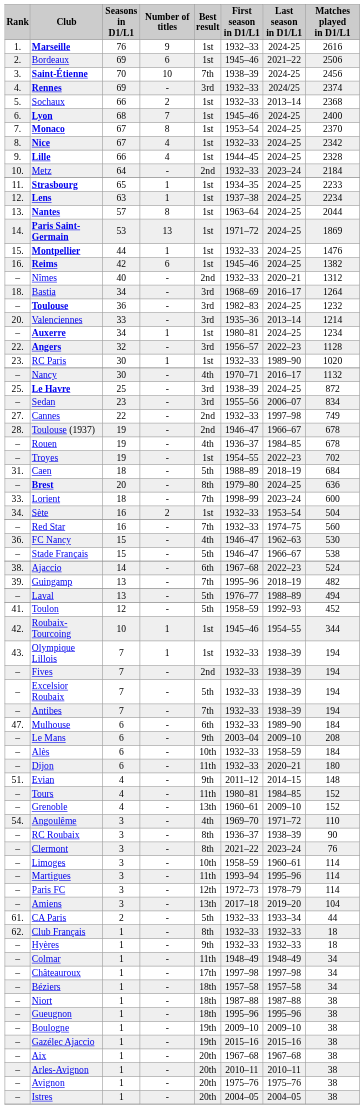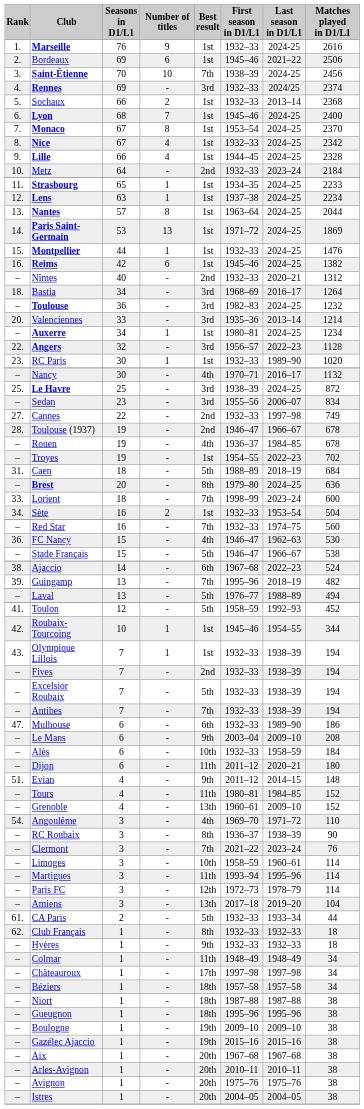(333, 724) 184 -> (333, 724) 186
(242, 766) 1932–33 -> (242, 766) 2011–12
(208, 849) 8th -> (208, 849) 7th
